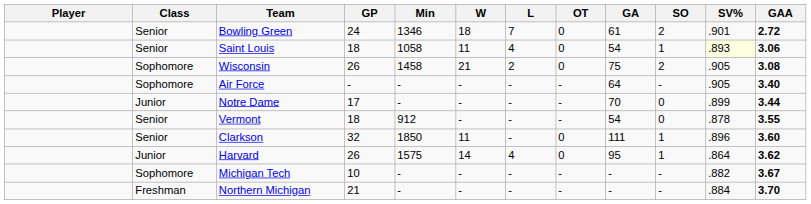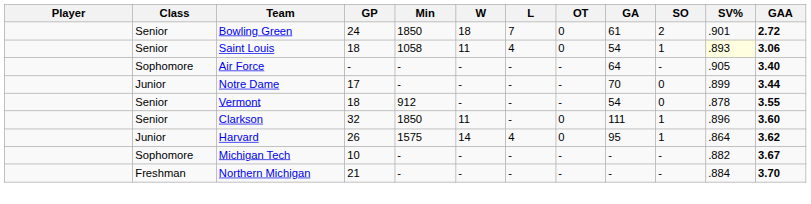(410, 31) 1346 -> (410, 31) 1850
- row: (244, 66)
